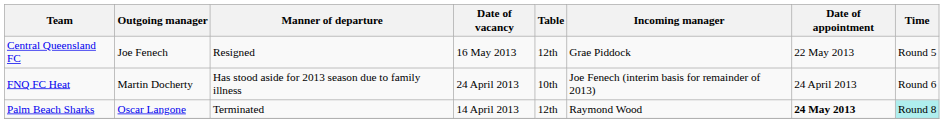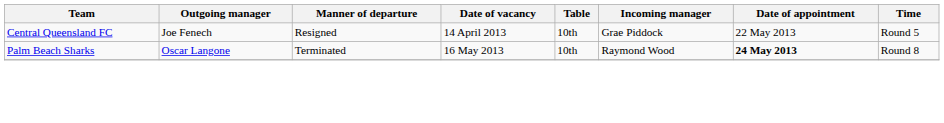(486, 52) 16 May 2013 -> (475, 32) 14 April 2013
(548, 52) 12th -> (567, 32) 10th
- row: (39, 84)
(488, 109) 14 April 2013 -> (474, 51) 16 May 2013
(548, 109) 12th -> (567, 51) 10th
(917, 109) paleturquoise background -> (900, 51) no background
